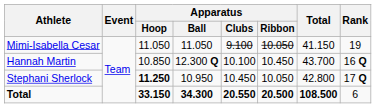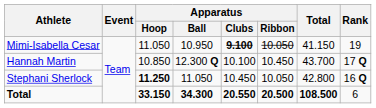(197, 45) 11.050 -> (197, 45) 10.950
(239, 45) normal -> (239, 45) bold
(355, 62) 16 Q -> (355, 62) 17 Q
(197, 79) 10.950 -> (197, 79) 11.050
(355, 79) 17 Q -> (355, 79) 16 Q
